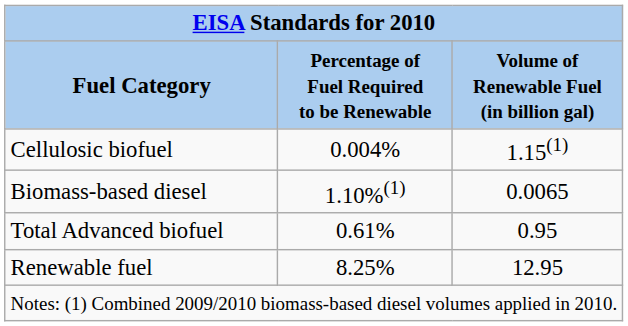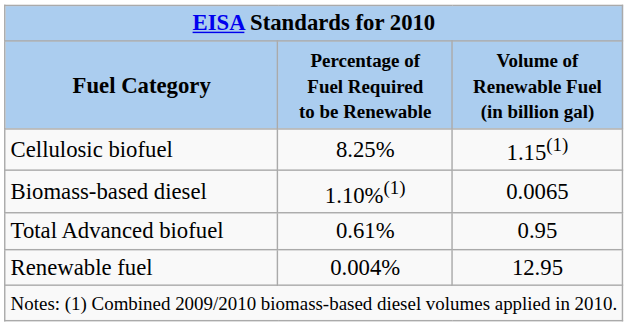(365, 149) 0.004% -> (365, 149) 8.25%
(365, 266) 8.25% -> (365, 266) 0.004%
